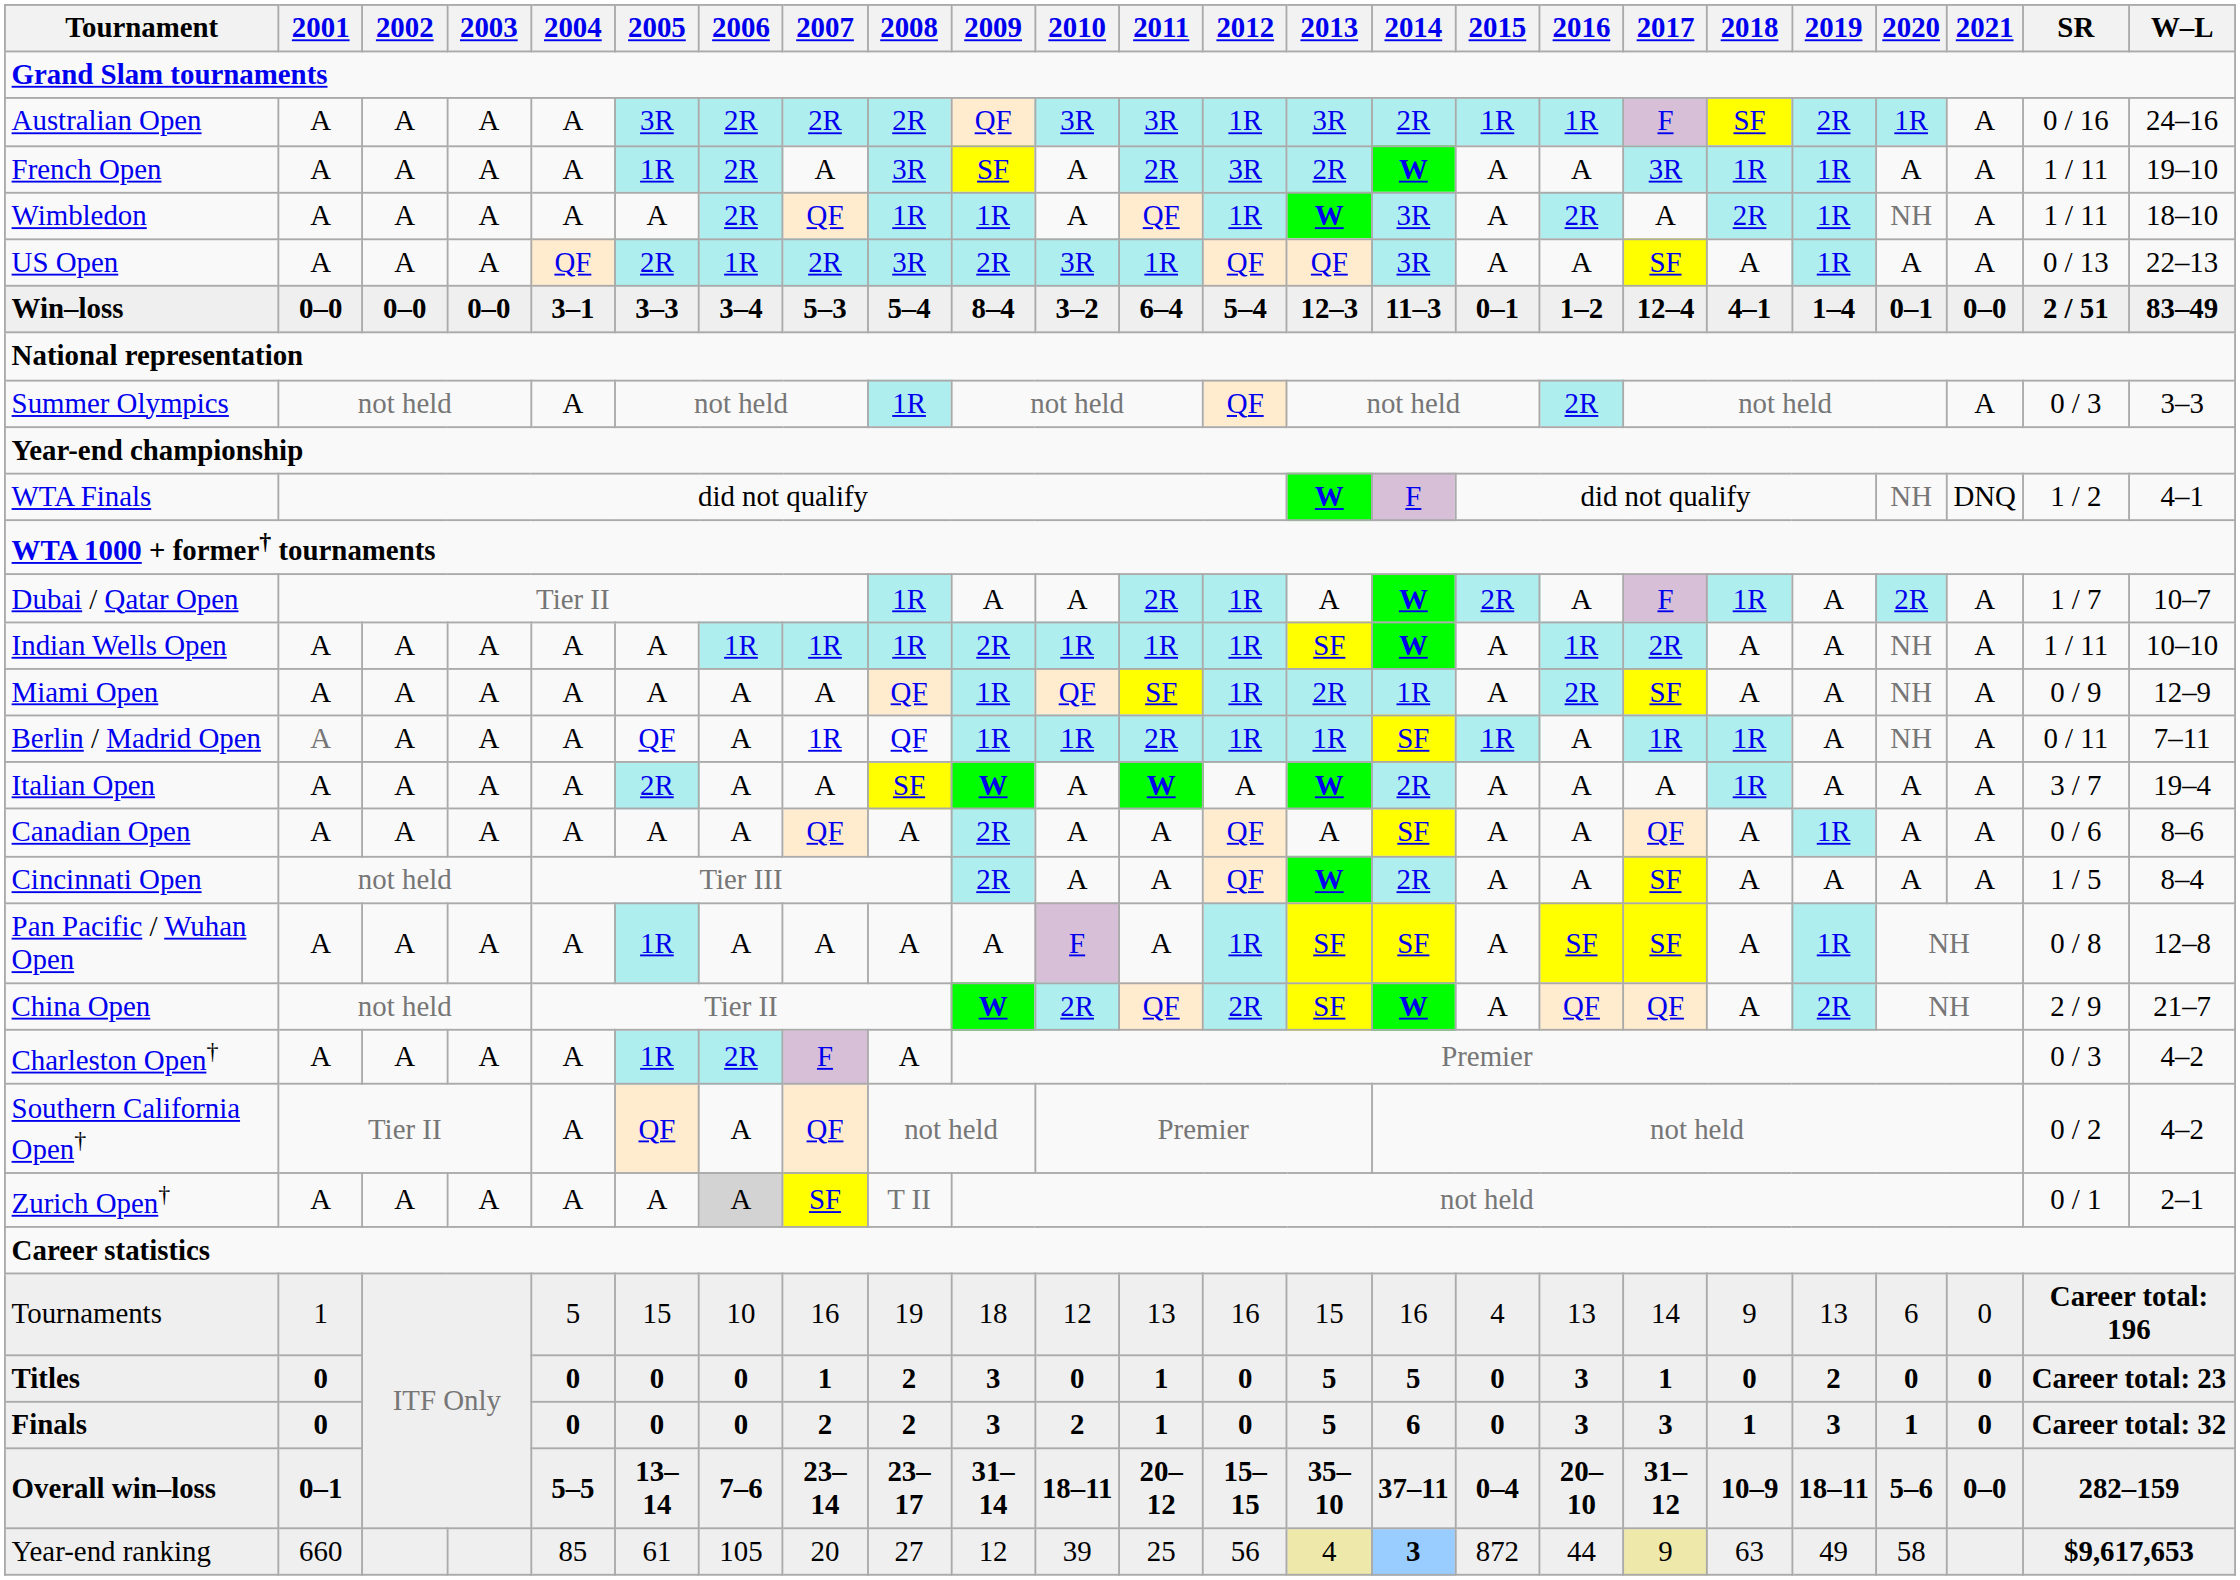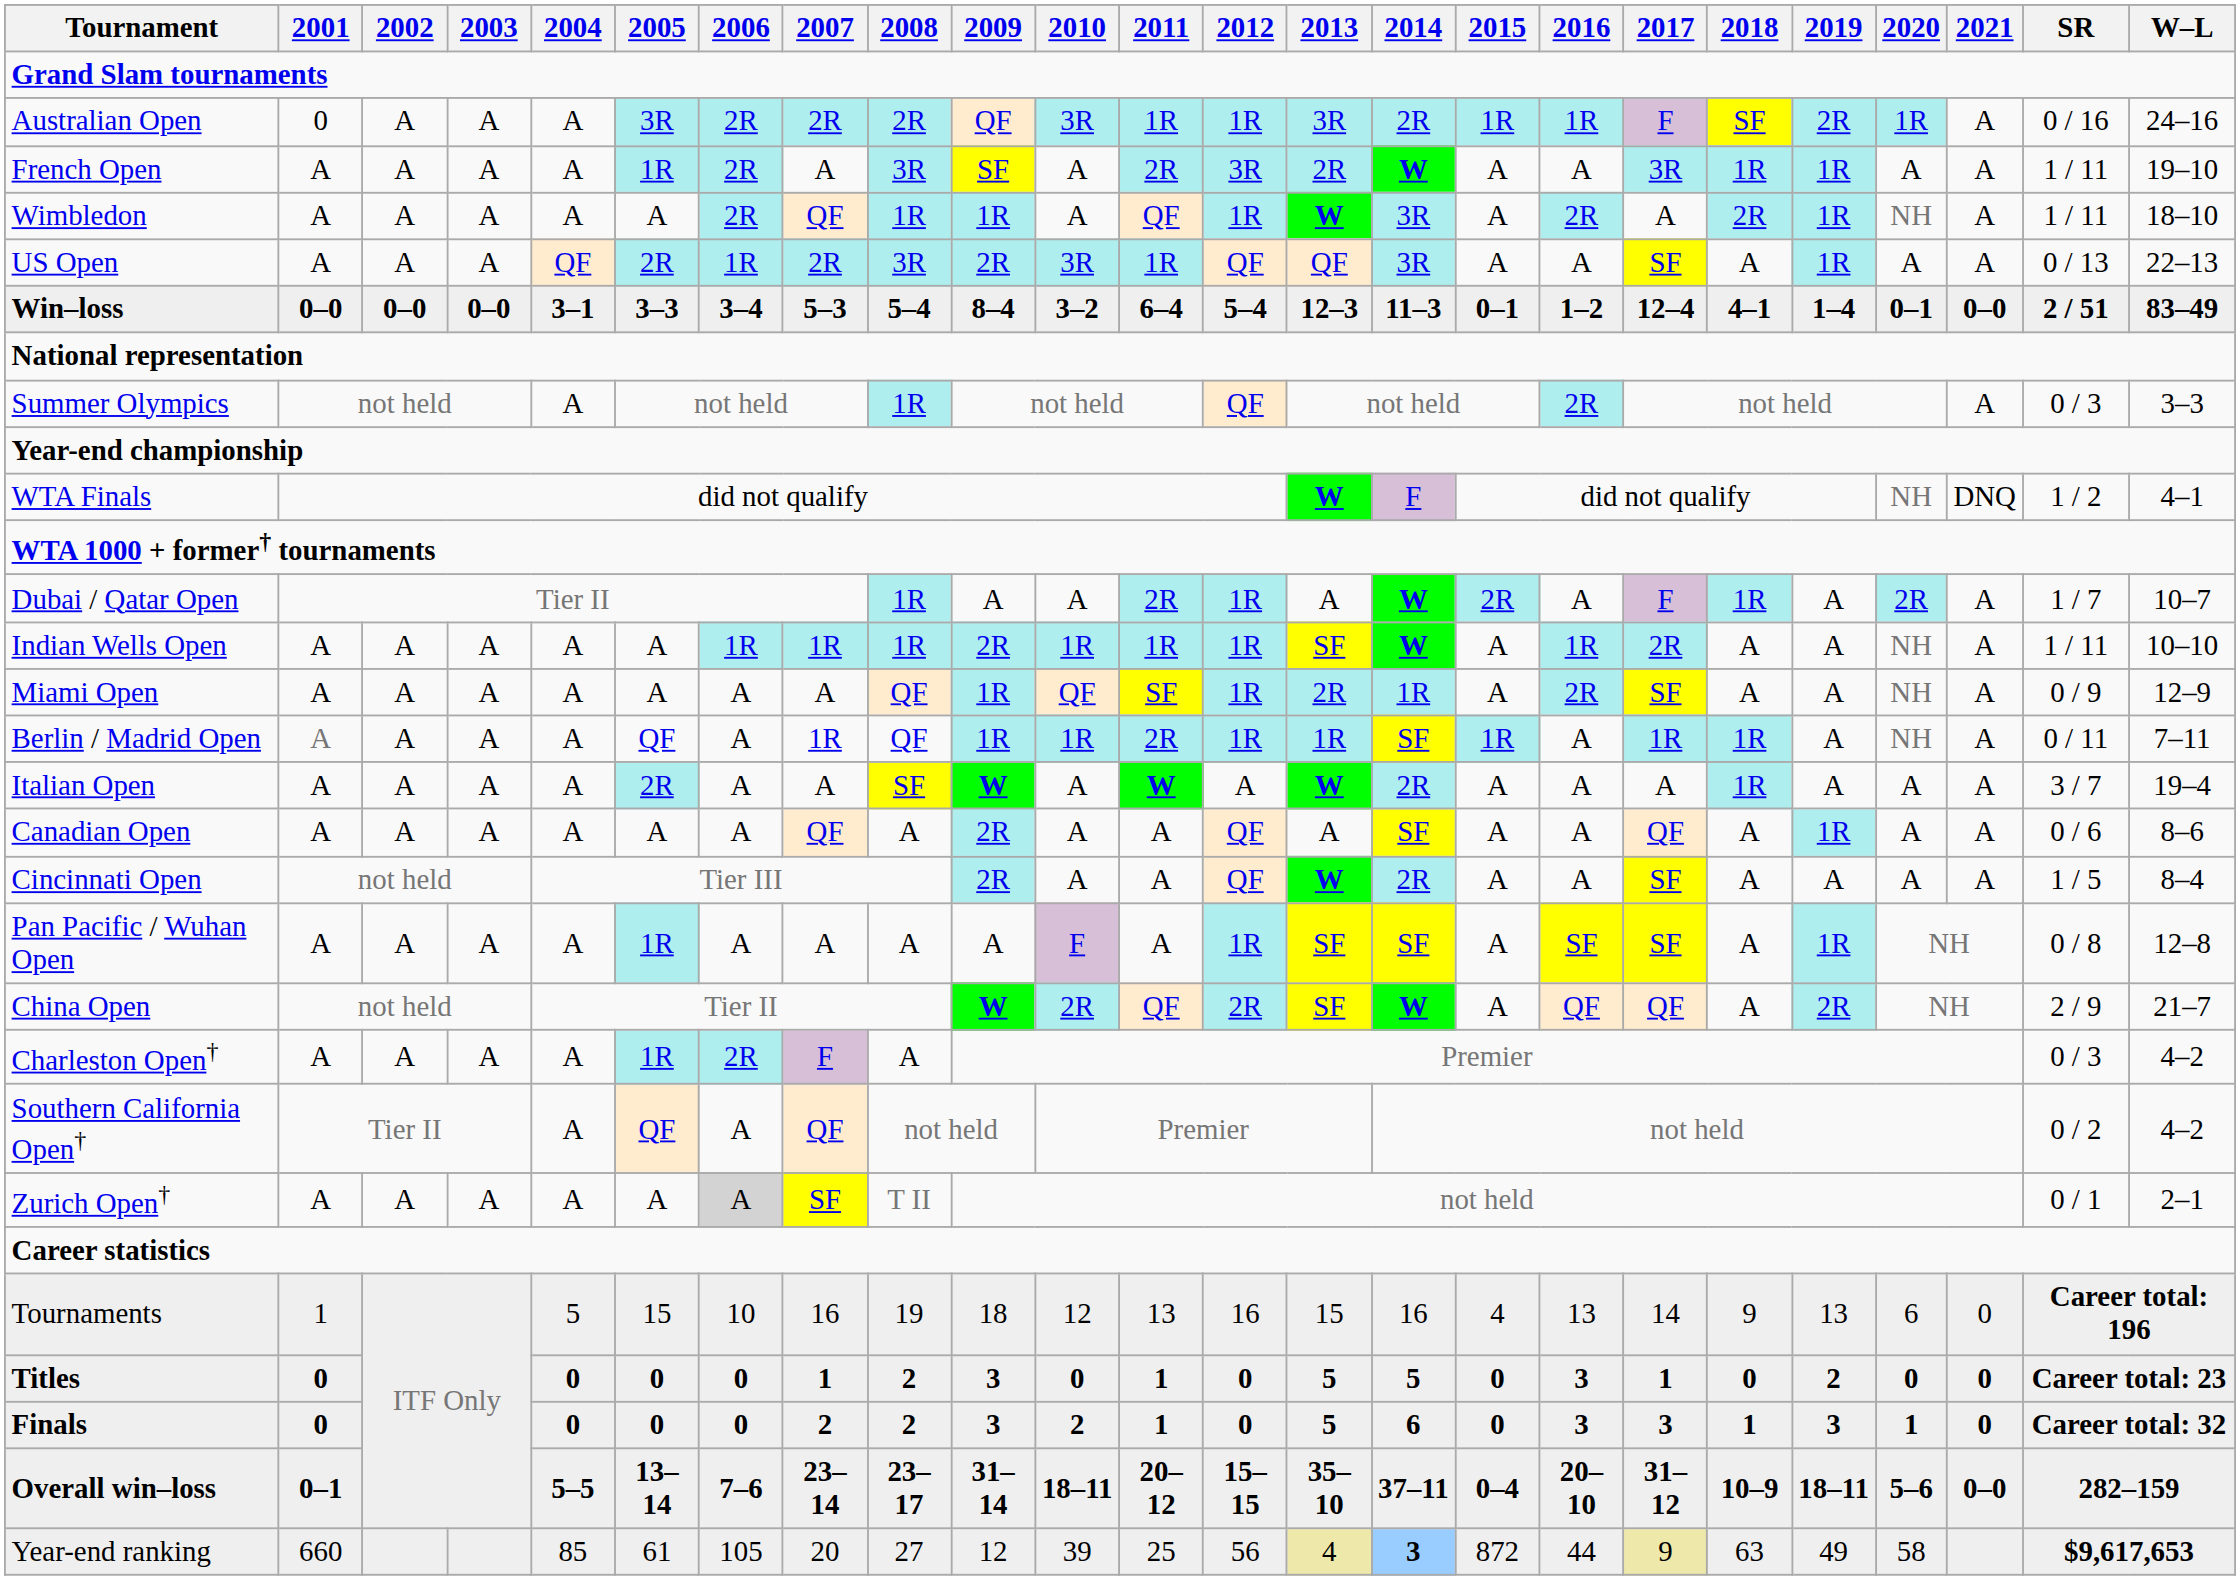(321, 121) A -> (321, 121) 0
(1161, 121) 3R -> (1161, 121) 1R
